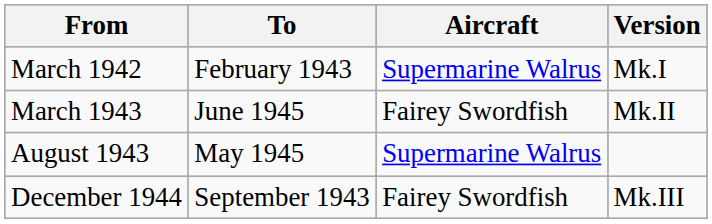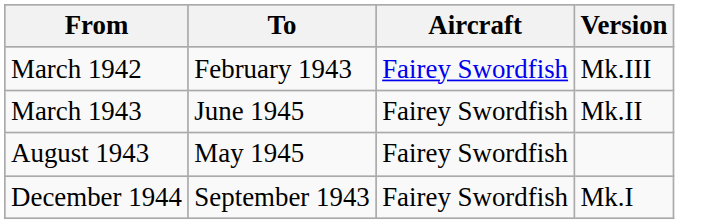(492, 68) Supermarine Walrus -> (475, 68) Fairey Swordfish
(640, 68) Mk.I -> (616, 68) Mk.III
(492, 153) Supermarine Walrus -> (475, 153) Fairey Swordfish
(649, 196) Mk.III -> (607, 196) Mk.I
